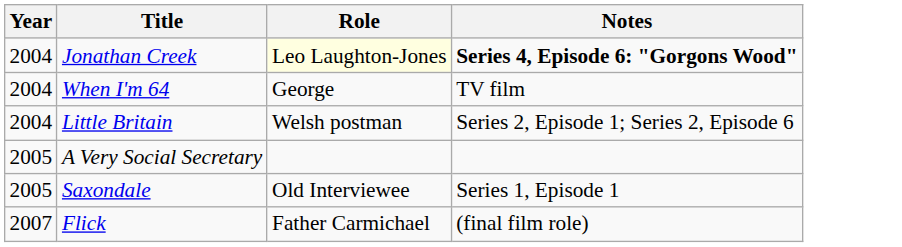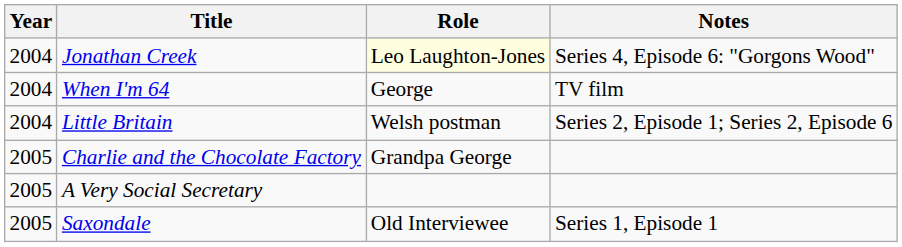(627, 55) bold -> (715, 55) normal
+ row: (211, 156)
- row: (84, 223)
